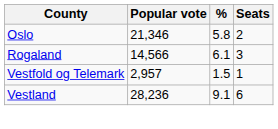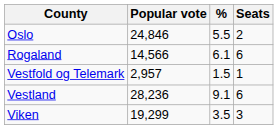(150, 34) 21,346 -> (150, 34) 24,846
(221, 34) 5.8 -> (221, 34) 5.5
(240, 54) 3 -> (240, 54) 6
+ row: (23, 114)
